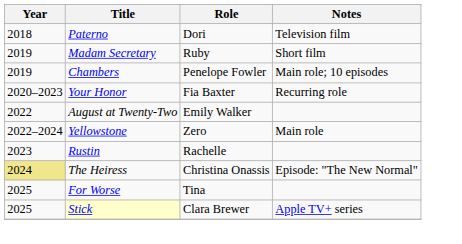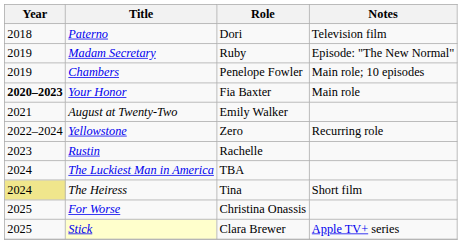(301, 53) Short film -> (383, 53) Episode: "The New Normal"
(35, 92) normal -> (35, 92) bold
(311, 92) Recurring role -> (336, 92) Main role
(20, 111) 2022 -> (20, 111) 2021
(299, 131) Main role -> (348, 131) Recurring role
+ row: (141, 170)
(226, 170) Christina Onassis -> (231, 190) Tina
(347, 170) Episode: "The New Normal" -> (337, 190) Short film
(194, 190) Tina -> (263, 209) Christina Onassis
